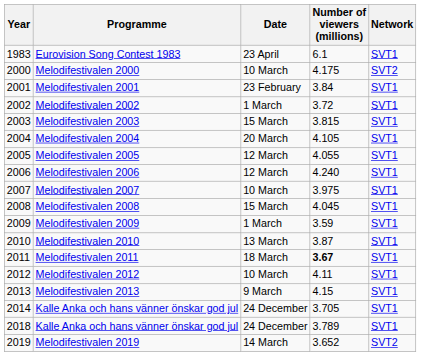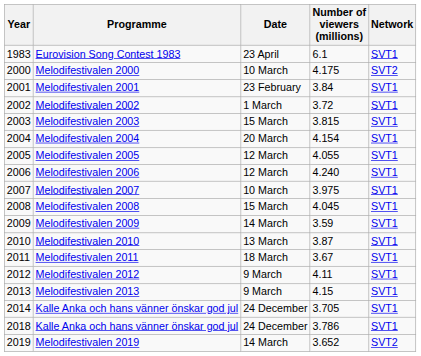(326, 139) 4.105 -> (326, 139) 4.154
(263, 224) 1 March -> (266, 224) 14 March
(323, 258) bold -> (323, 258) normal
(266, 275) 10 March -> (263, 275) 9 March
(326, 326) 3.789 -> (326, 326) 3.786
